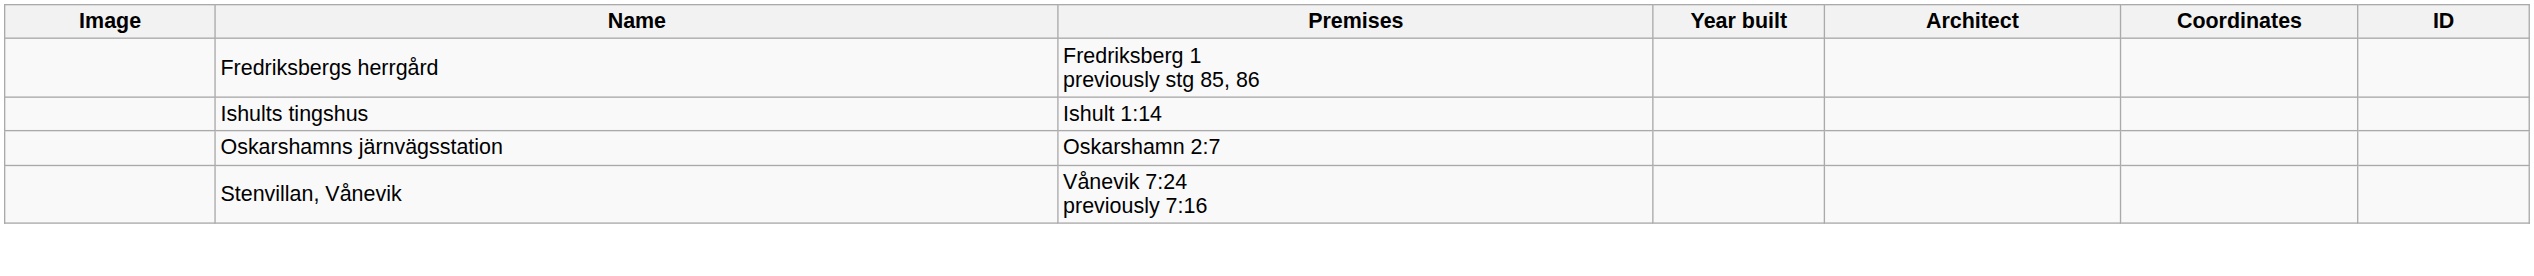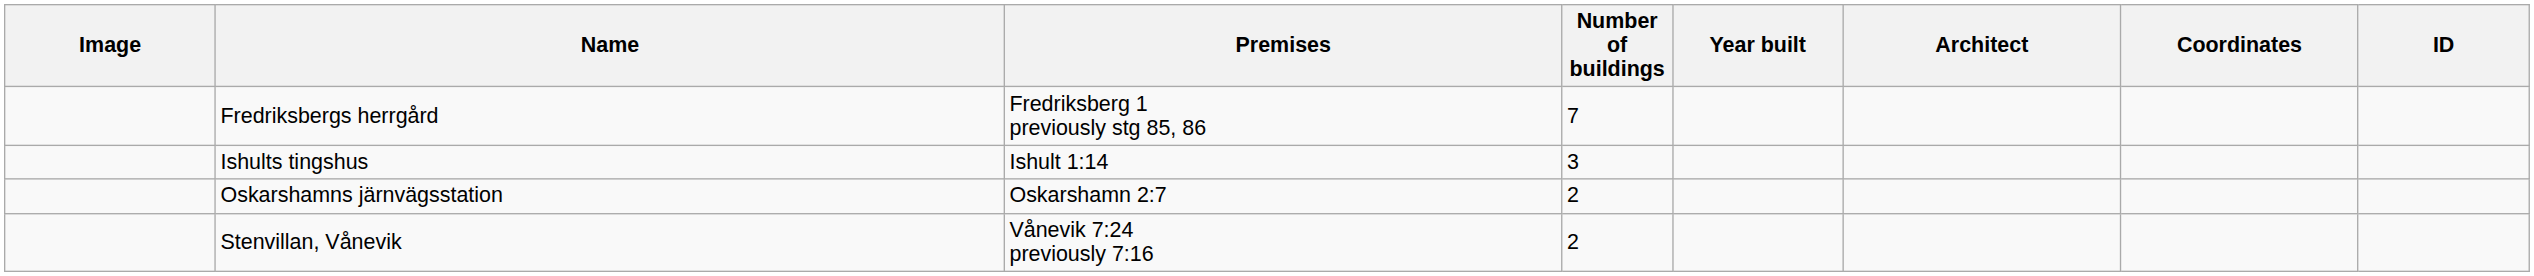+ column: (1617, 45)
